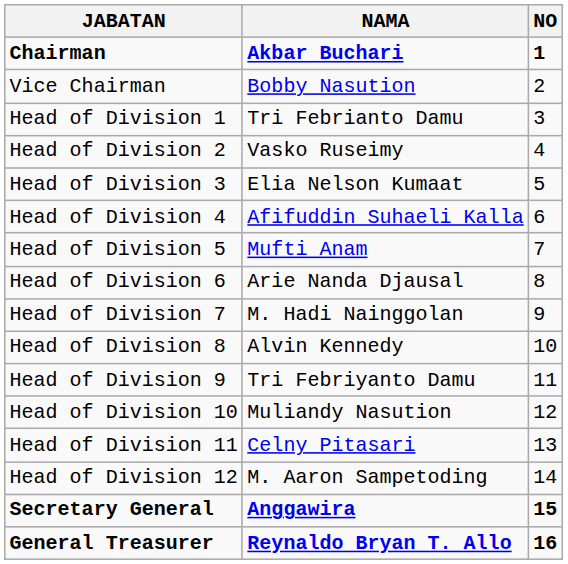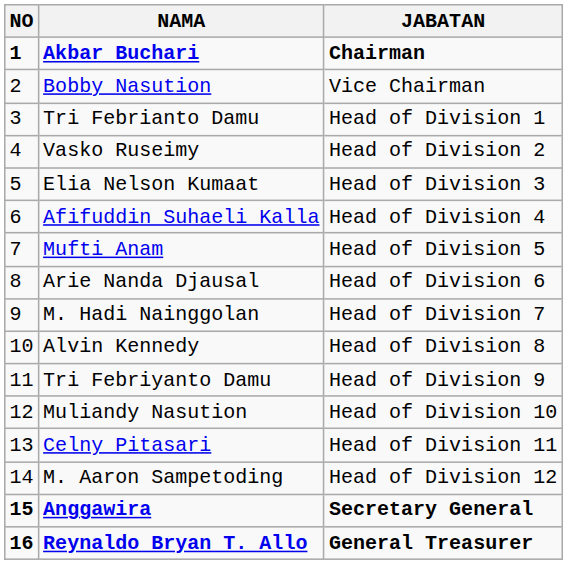columns swapped: (545, 21) <-> (124, 21)
